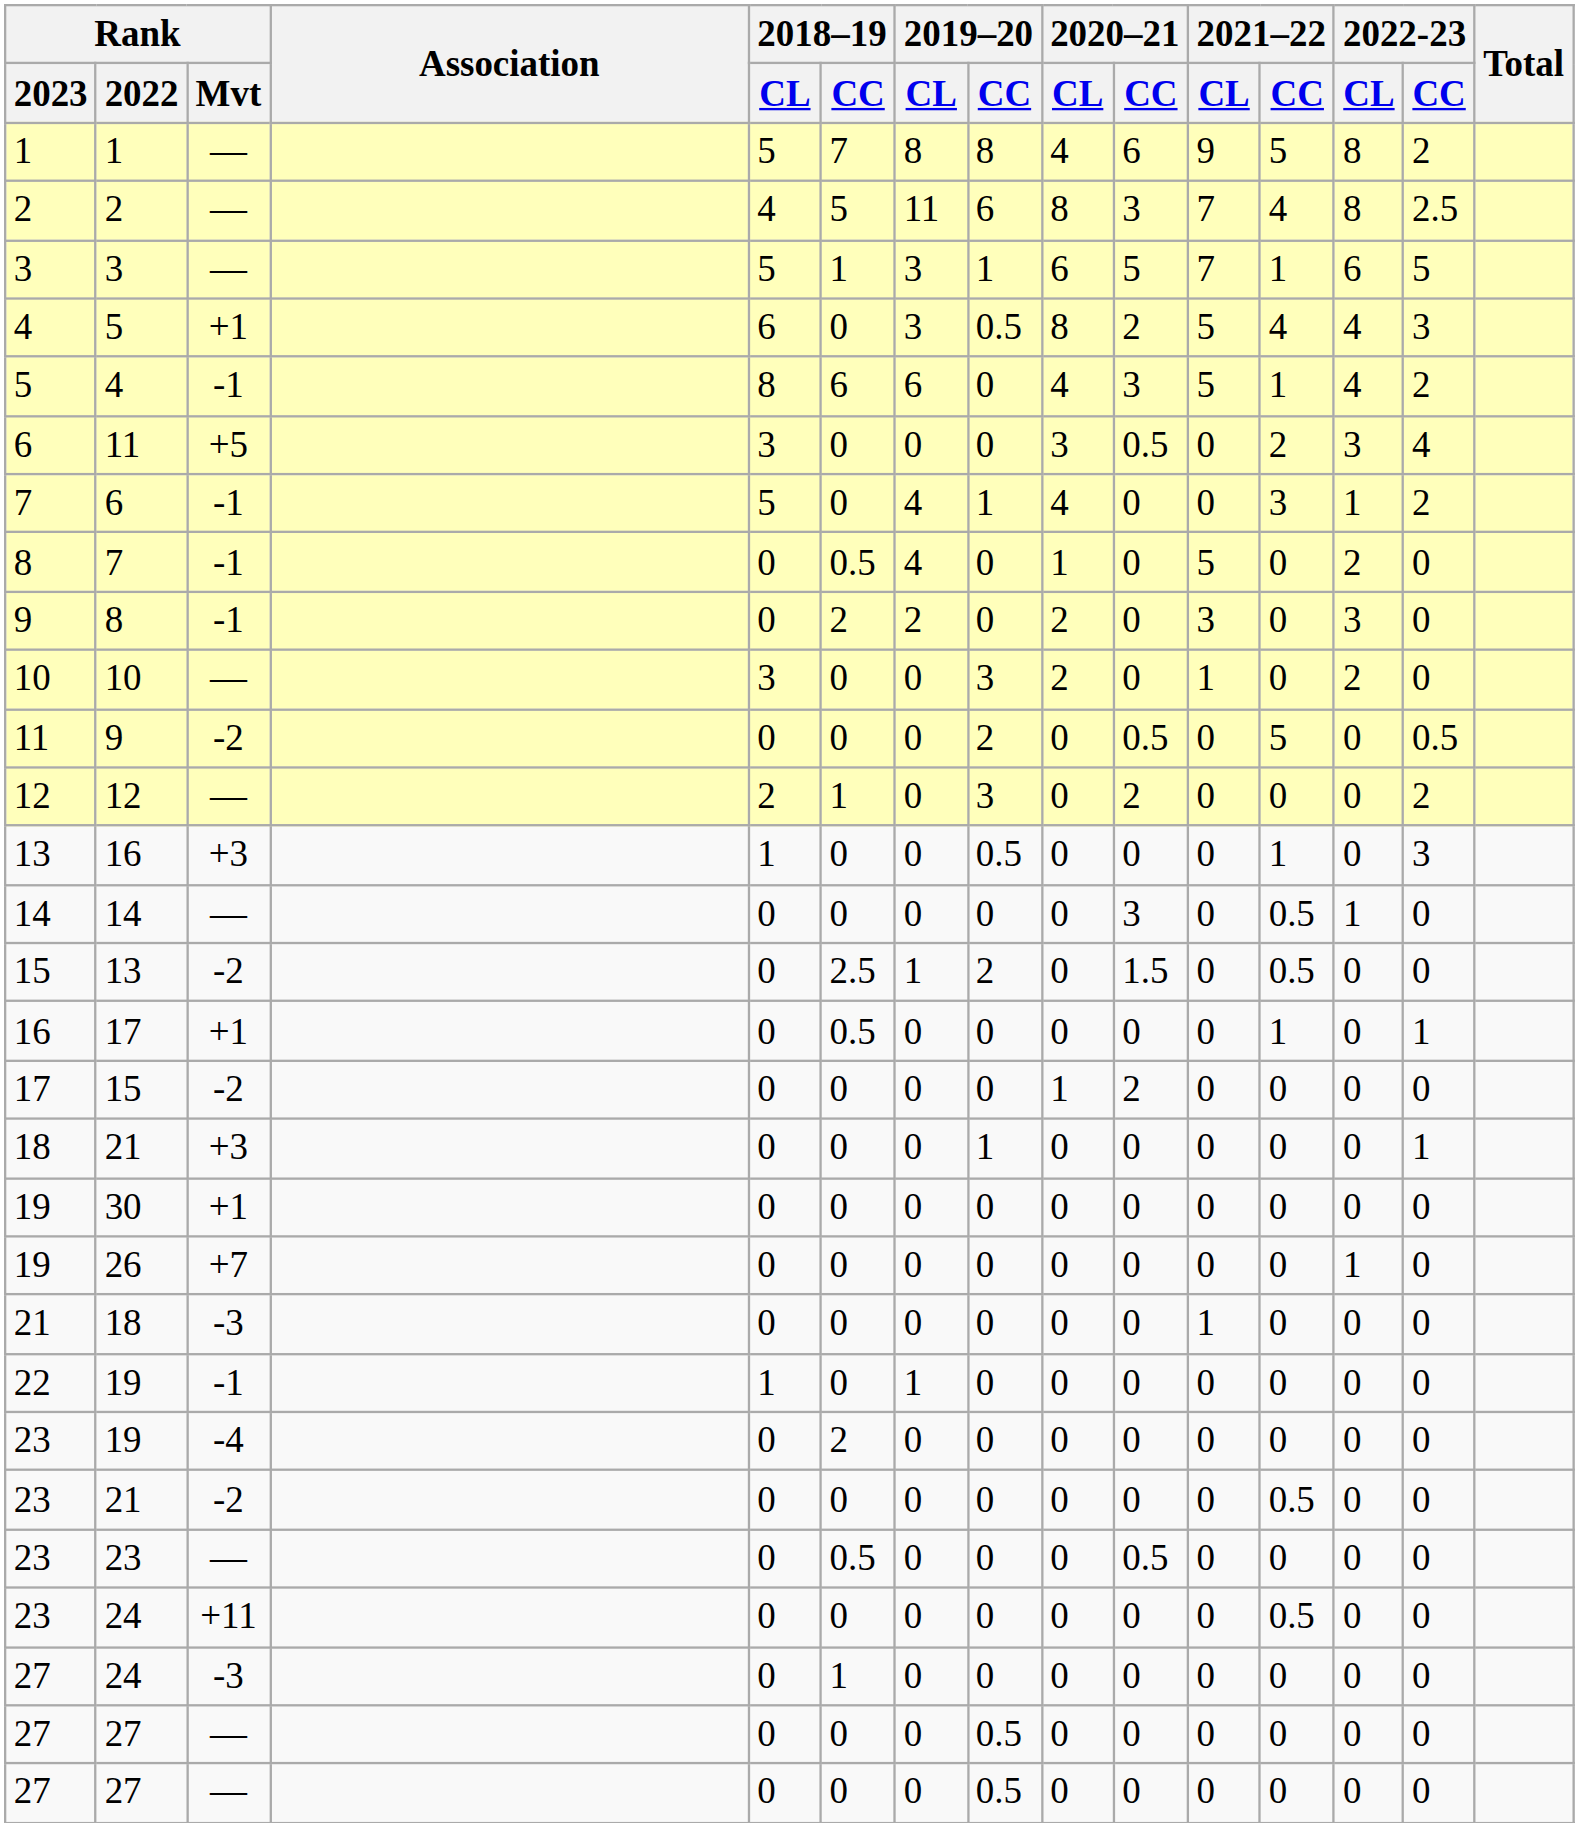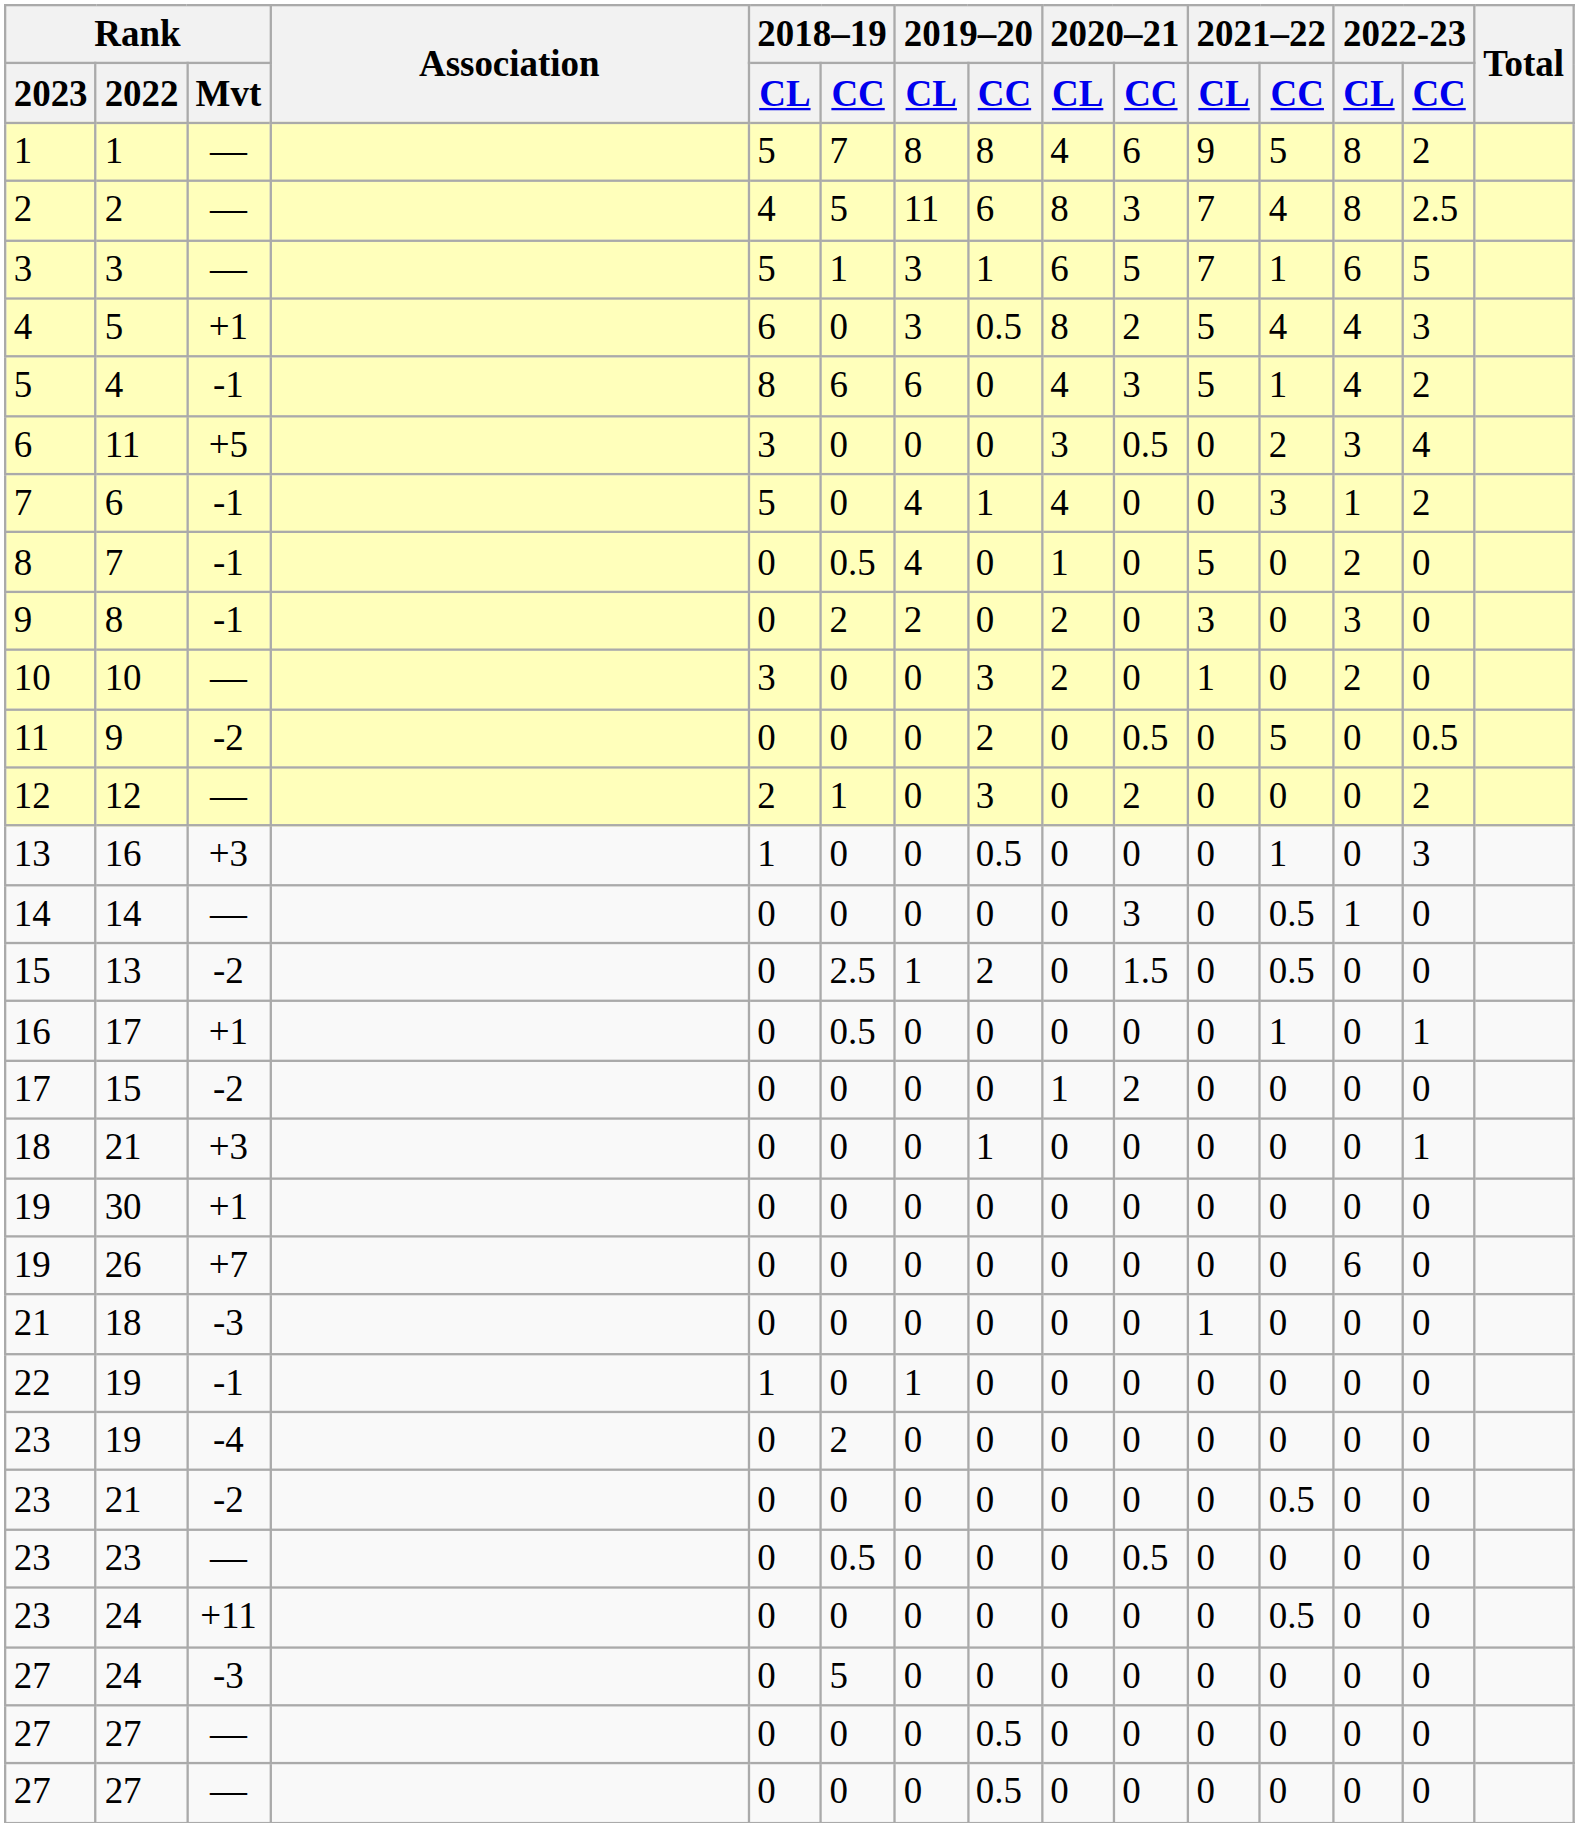(1352, 1264) 1 -> (1352, 1264) 6
(839, 1675) 1 -> (839, 1675) 5
